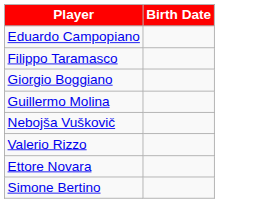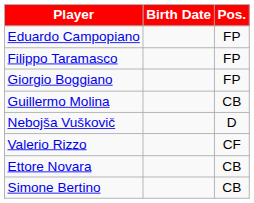+ column: (232, 15)
